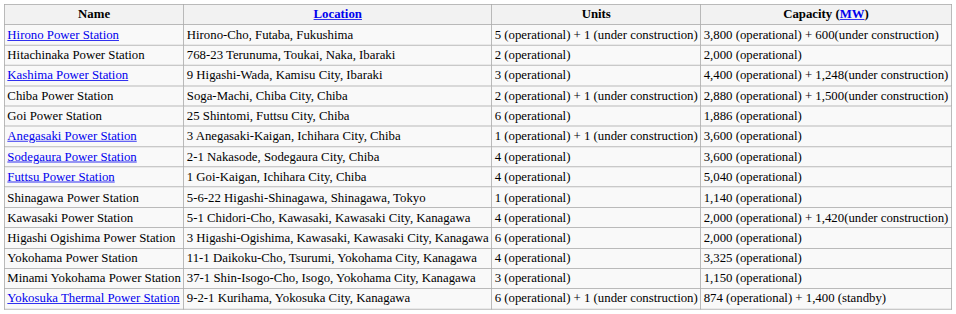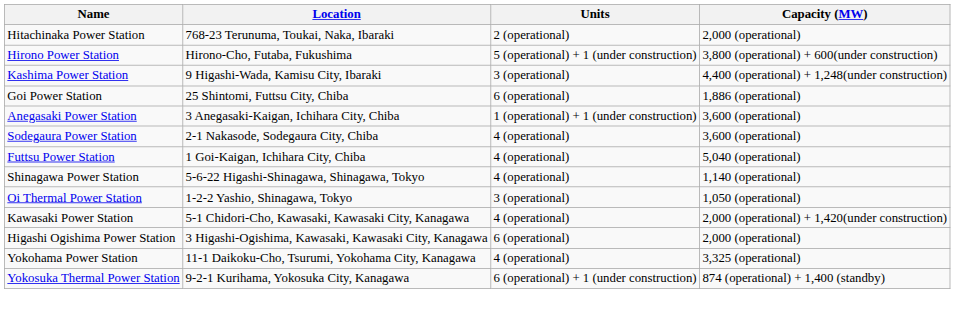rows swapped: (63, 34) <-> (76, 55)
- row: (60, 95)
(533, 197) 1 (operational) -> (531, 177) 4 (operational)
+ row: (75, 197)
- row: (94, 278)
